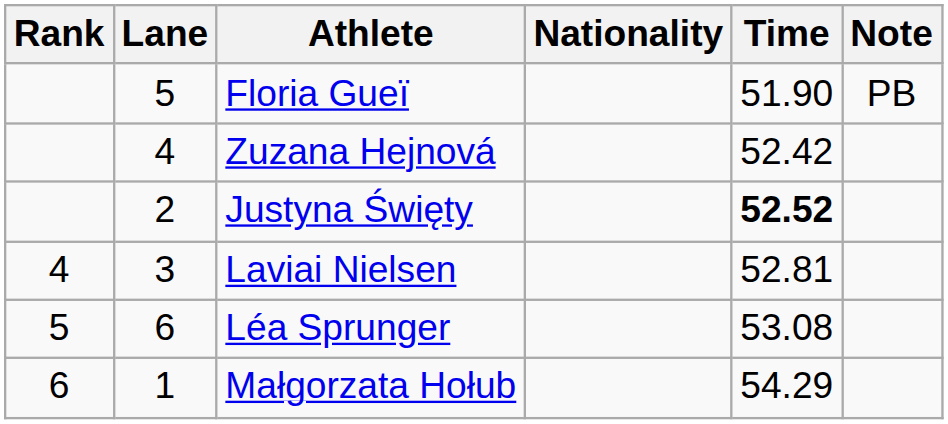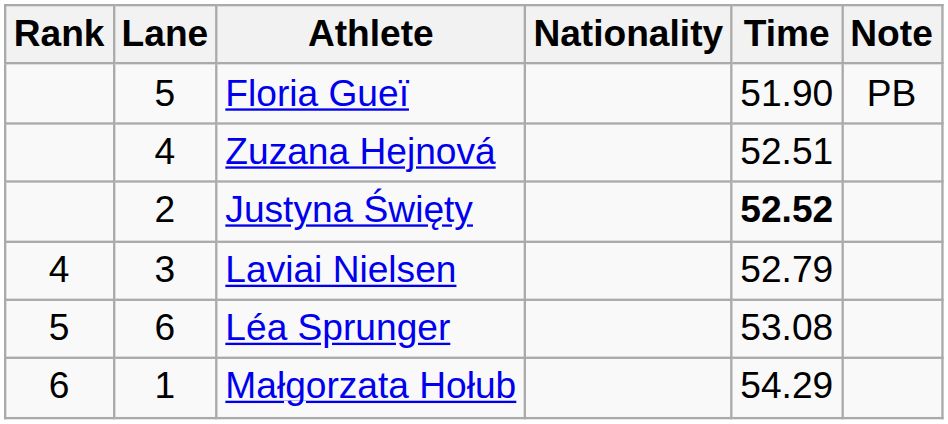(787, 151) 52.42 -> (787, 151) 52.51
(787, 269) 52.81 -> (787, 269) 52.79
